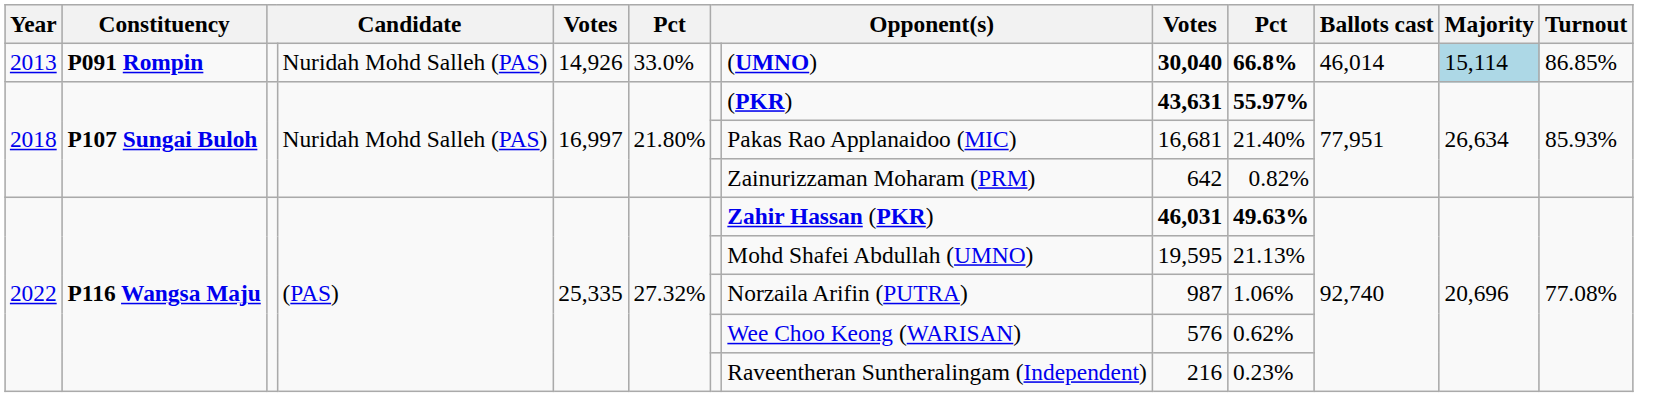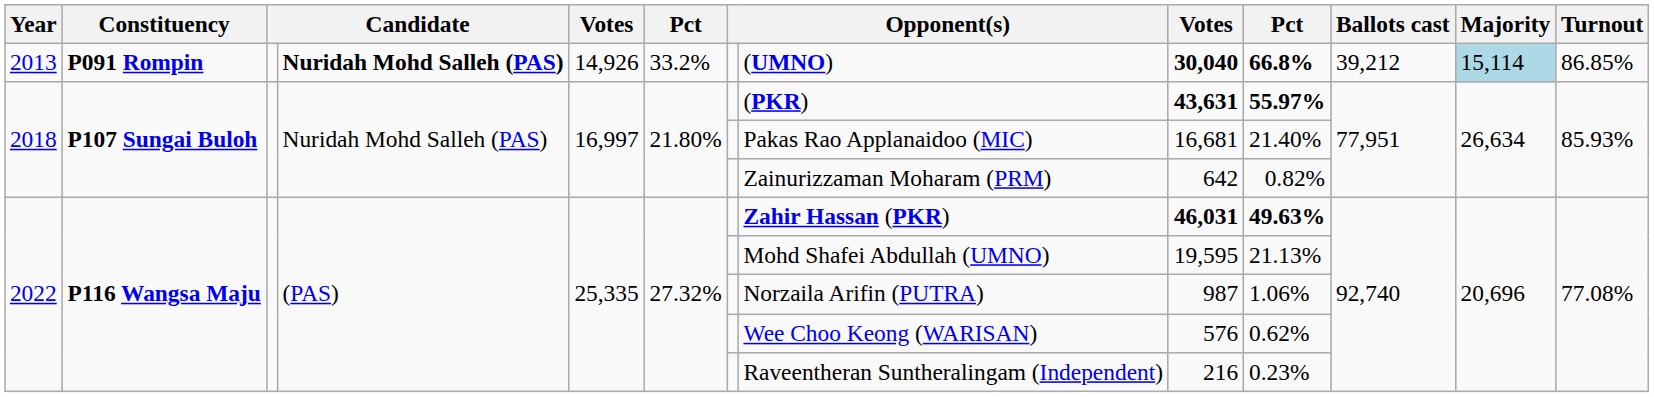(415, 62) normal -> (423, 62) bold
(664, 62) 33.0% -> (680, 62) 33.2%
(1352, 62) 46,014 -> (1368, 62) 39,212
